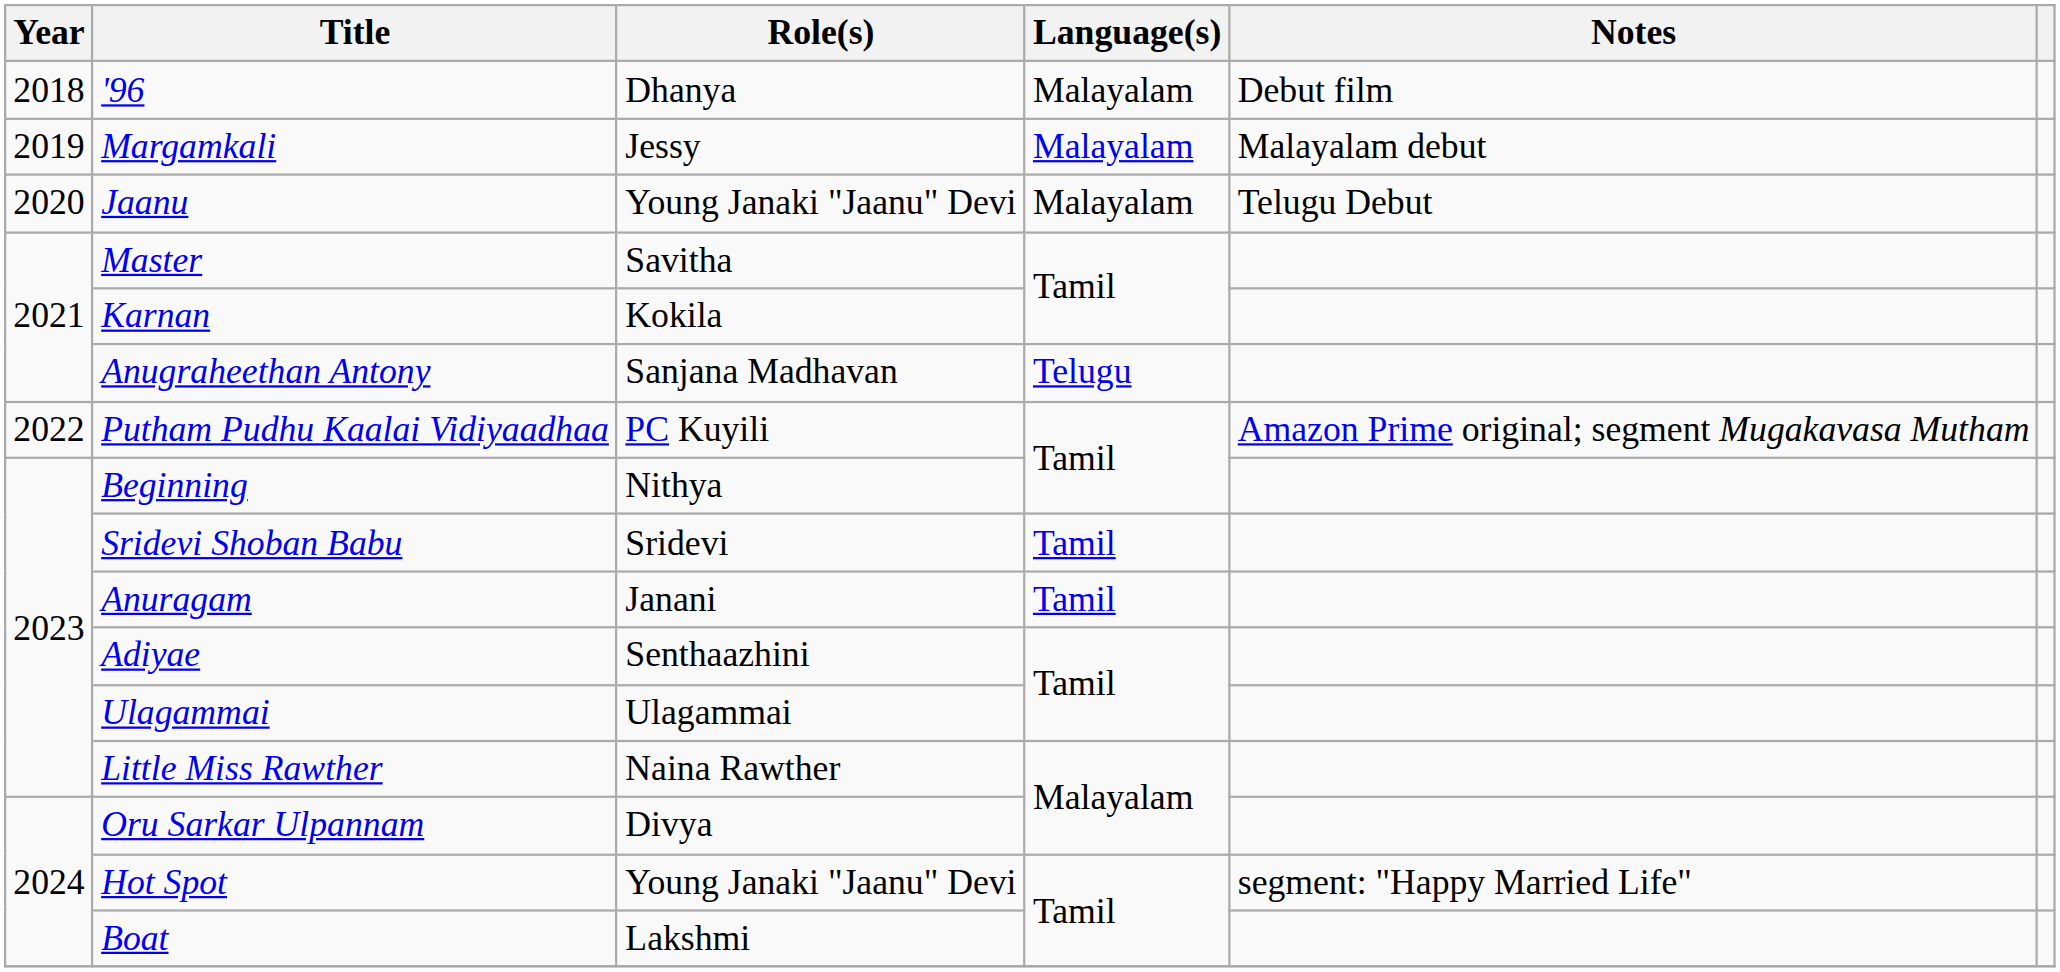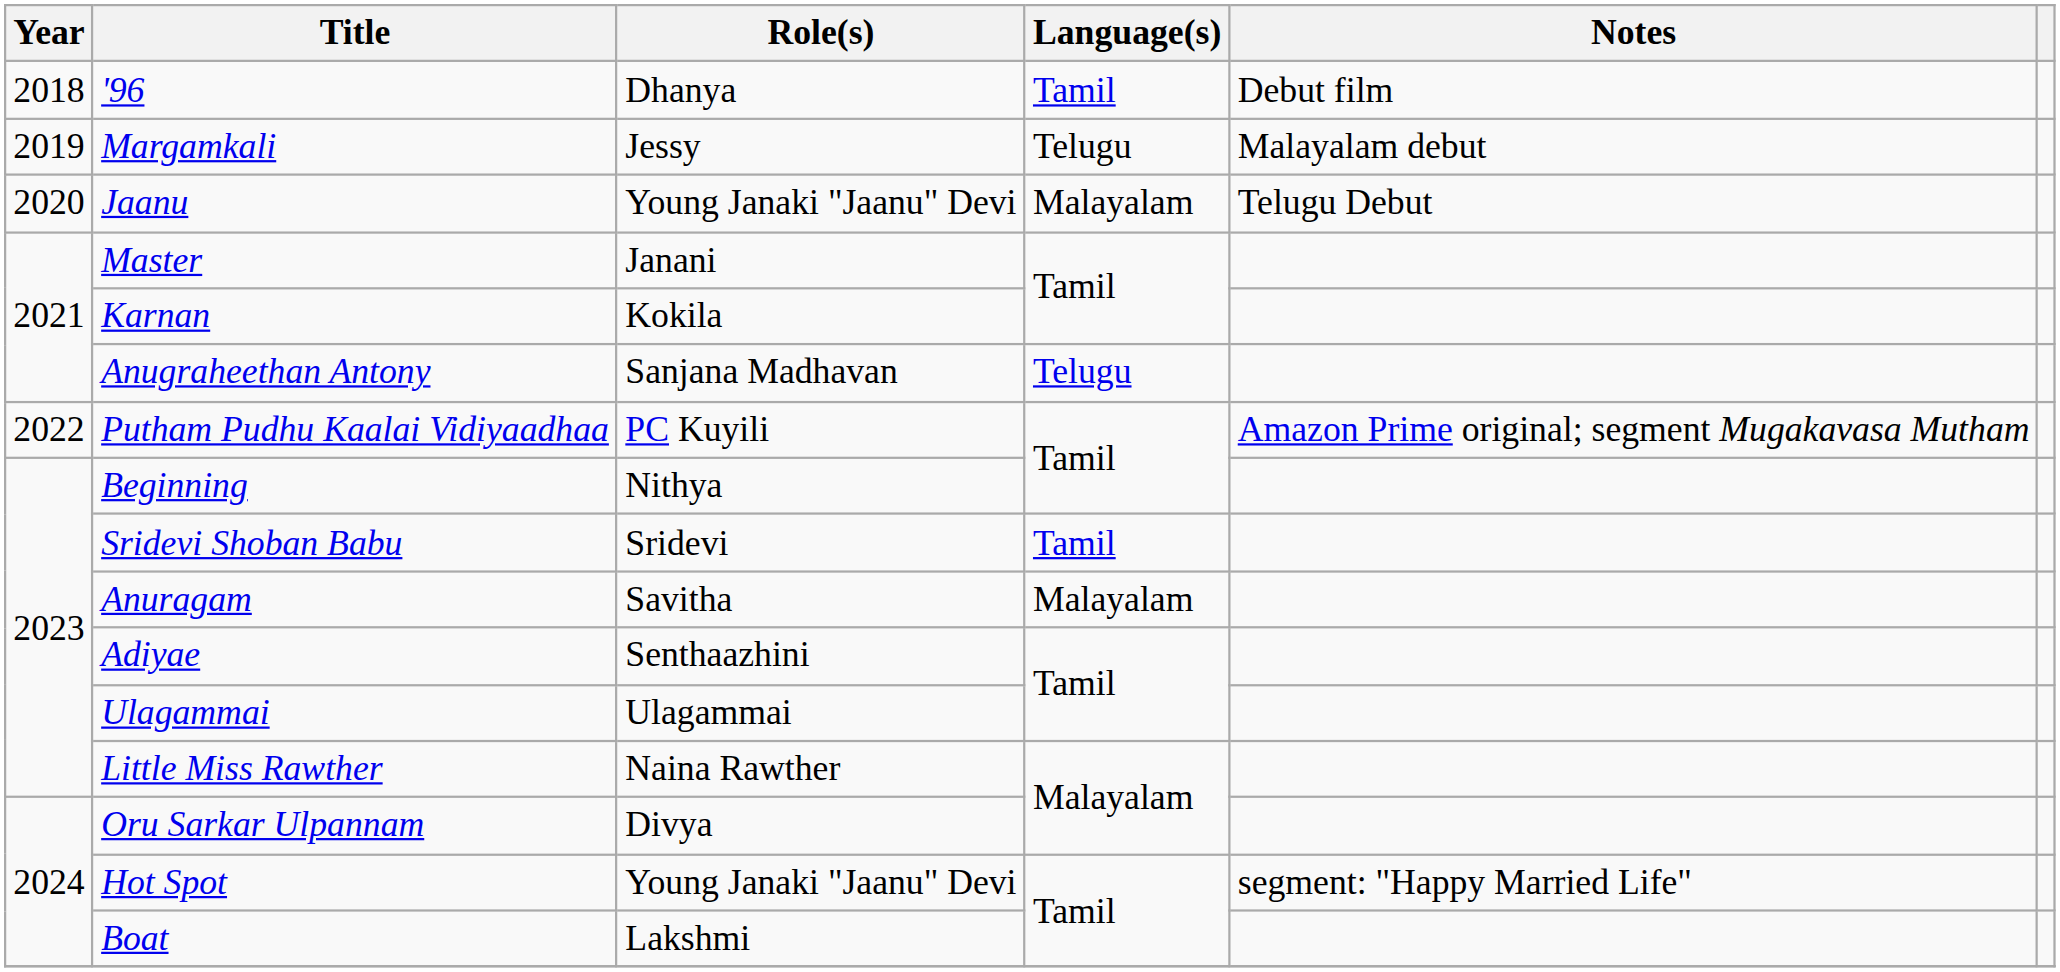(1113, 89) Malayalam -> (1074, 89) Tamil
(1113, 145) Malayalam -> (1082, 145) Telugu
(679, 259) Savitha -> (671, 259) Janani
(671, 598) Janani -> (679, 598) Savitha
(1074, 598) Tamil -> (1113, 598) Malayalam
